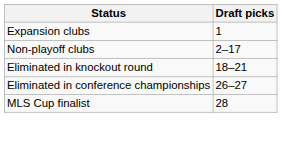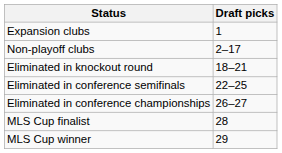+ row: (96, 85)
+ row: (49, 139)
